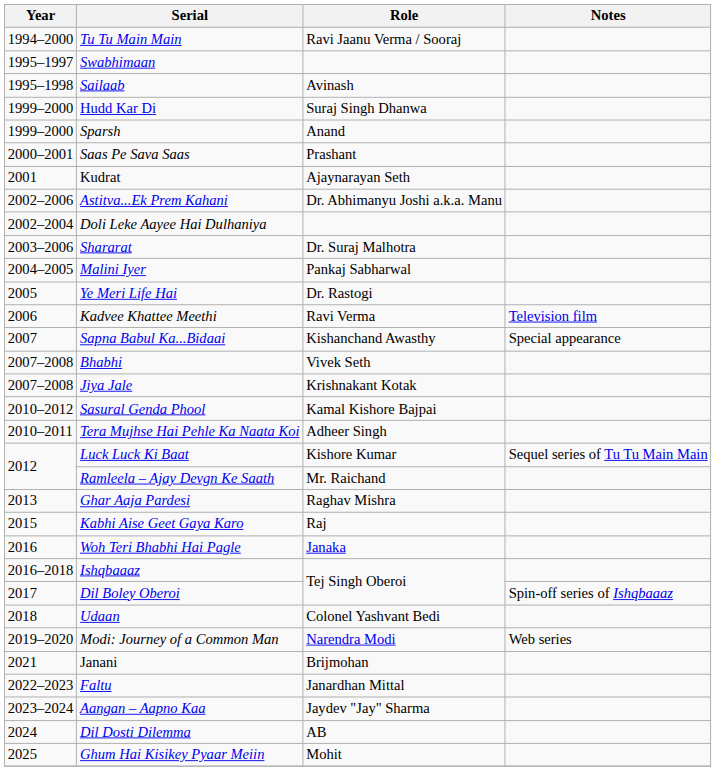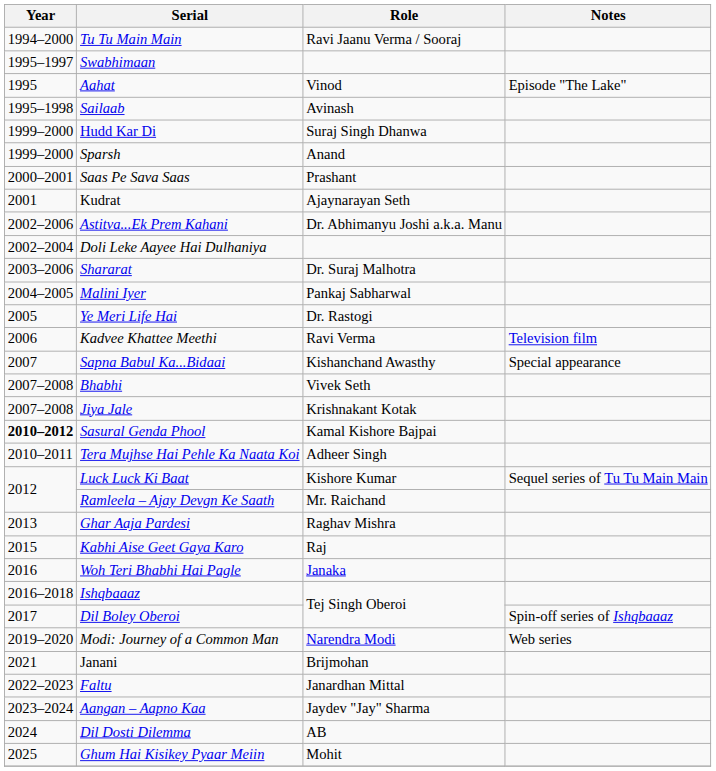+ row: (97, 85)
(41, 408) normal -> (41, 431) bold
- row: (100, 616)
